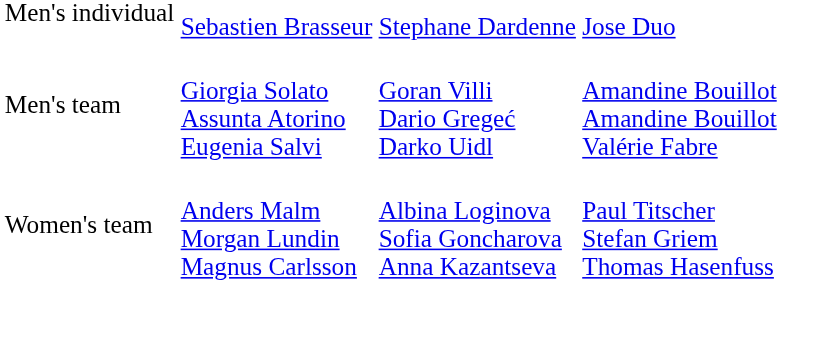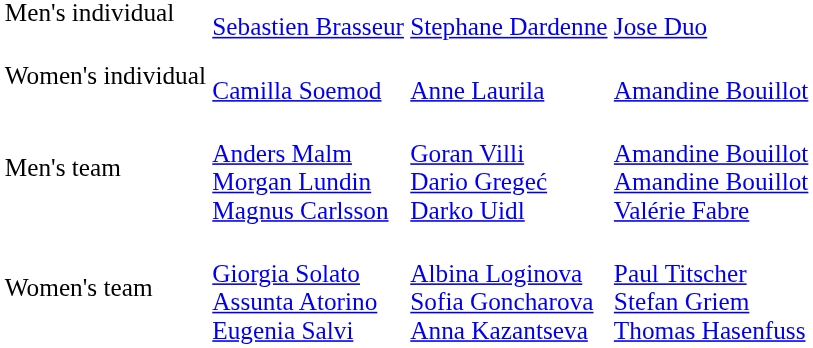+ row: (105, 76)
(263, 118) Giorgia Solato Assunta Atorino Eugenia Salvi -> (300, 181) Anders Malm Morgan Lundin Magnus Carlsson
(269, 238) Anders Malm Morgan Lundin Magnus Carlsson -> (295, 302) Giorgia Solato Assunta Atorino Eugenia Salvi
